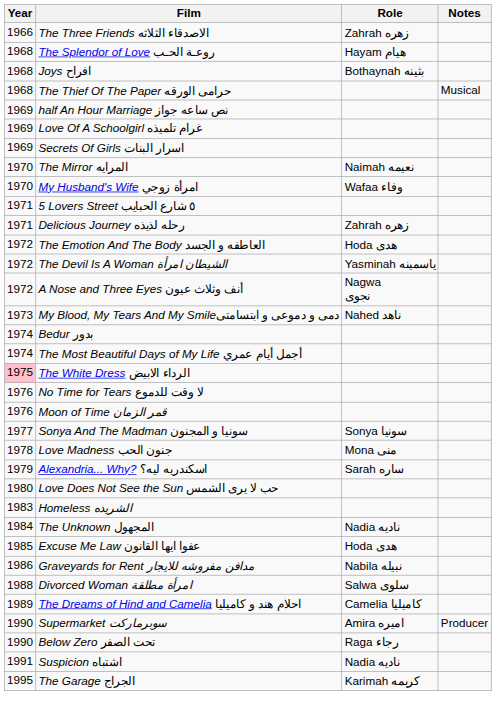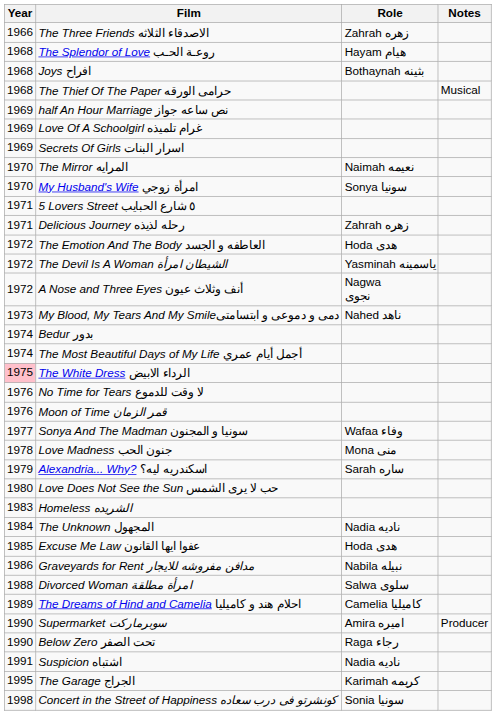(374, 187) Wafaa وفاء -> (376, 187) Sonya سونيا
(376, 431) Sonya سونيا -> (374, 431) Wafaa وفاء
+ row: (188, 700)
